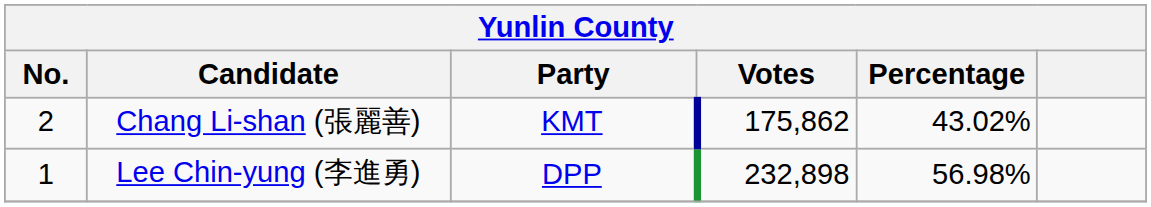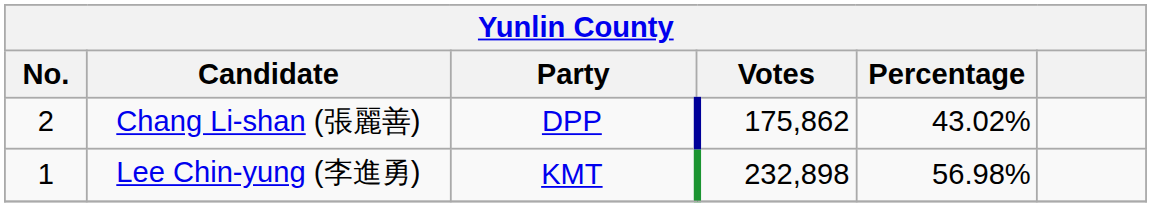(572, 122) KMT -> (572, 122) DPP
(572, 174) DPP -> (572, 174) KMT
